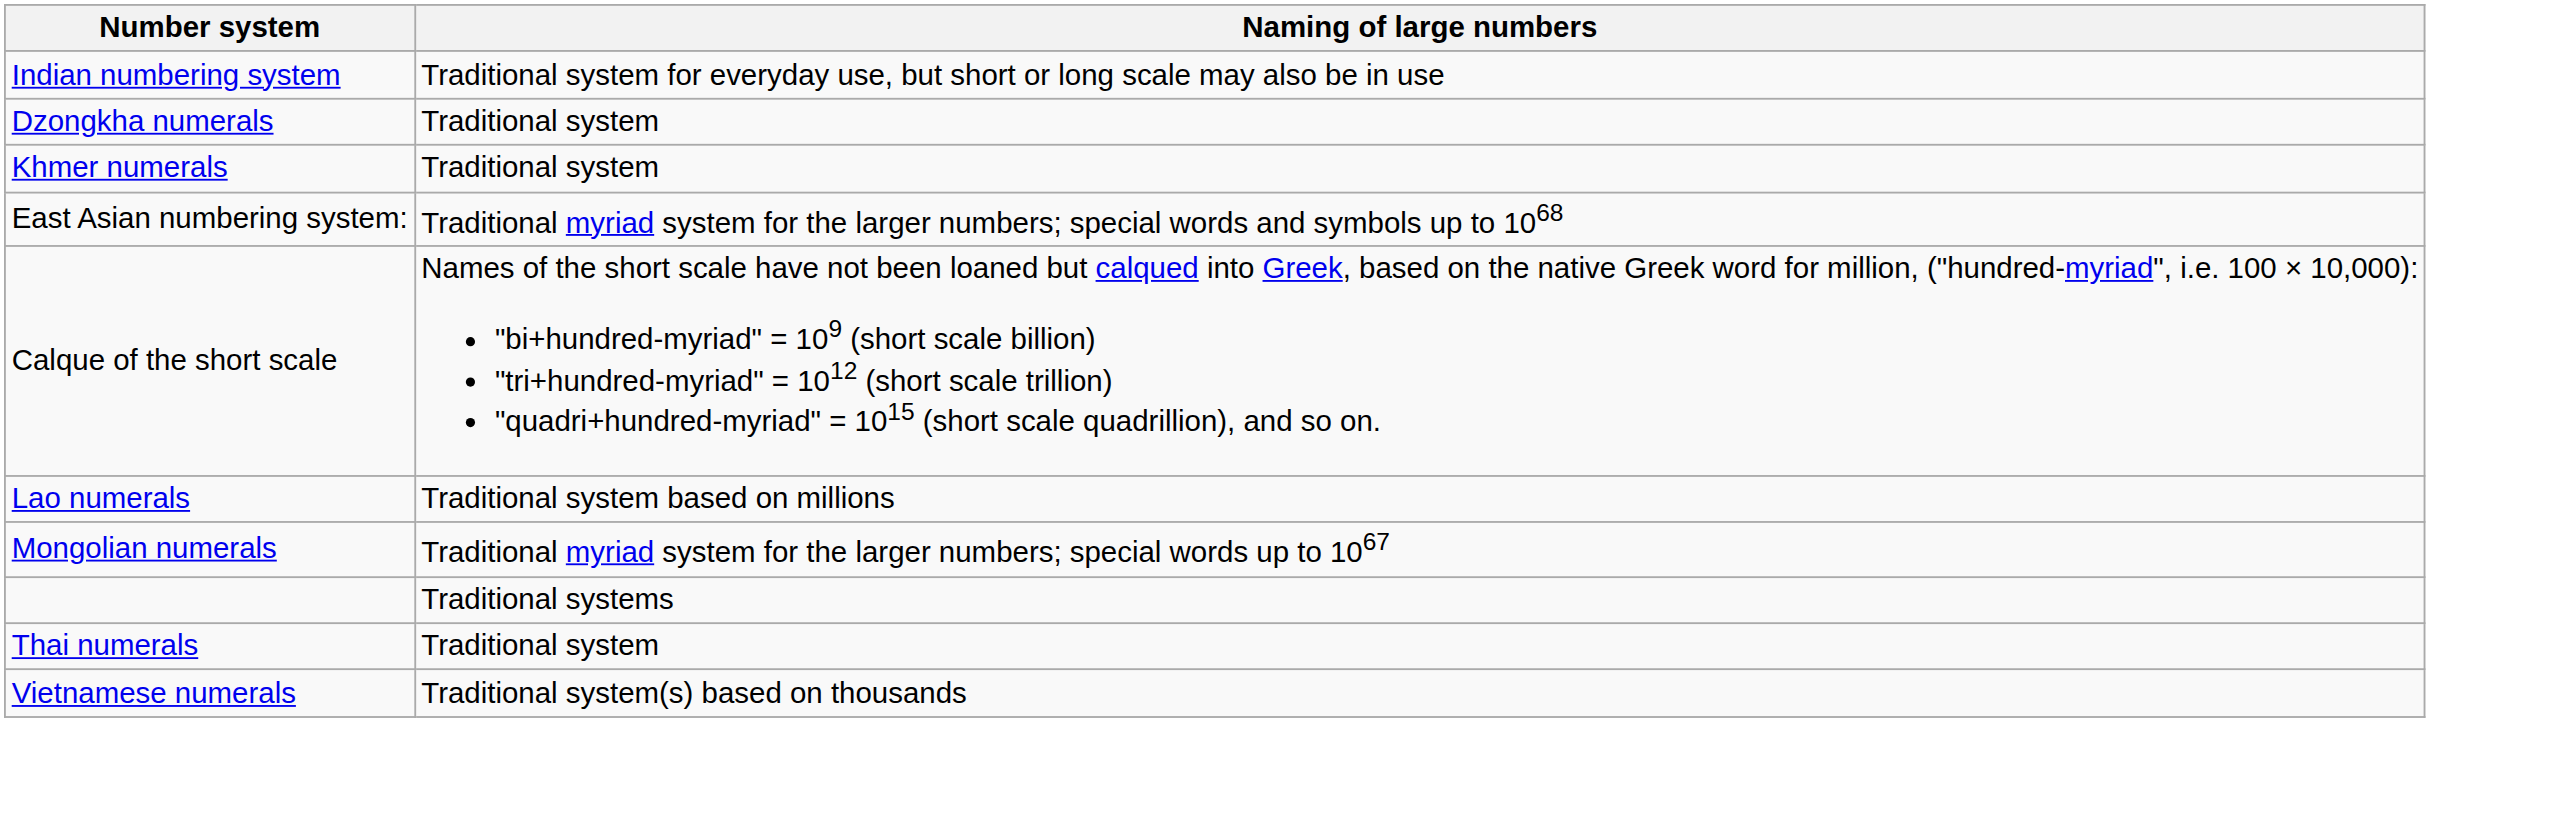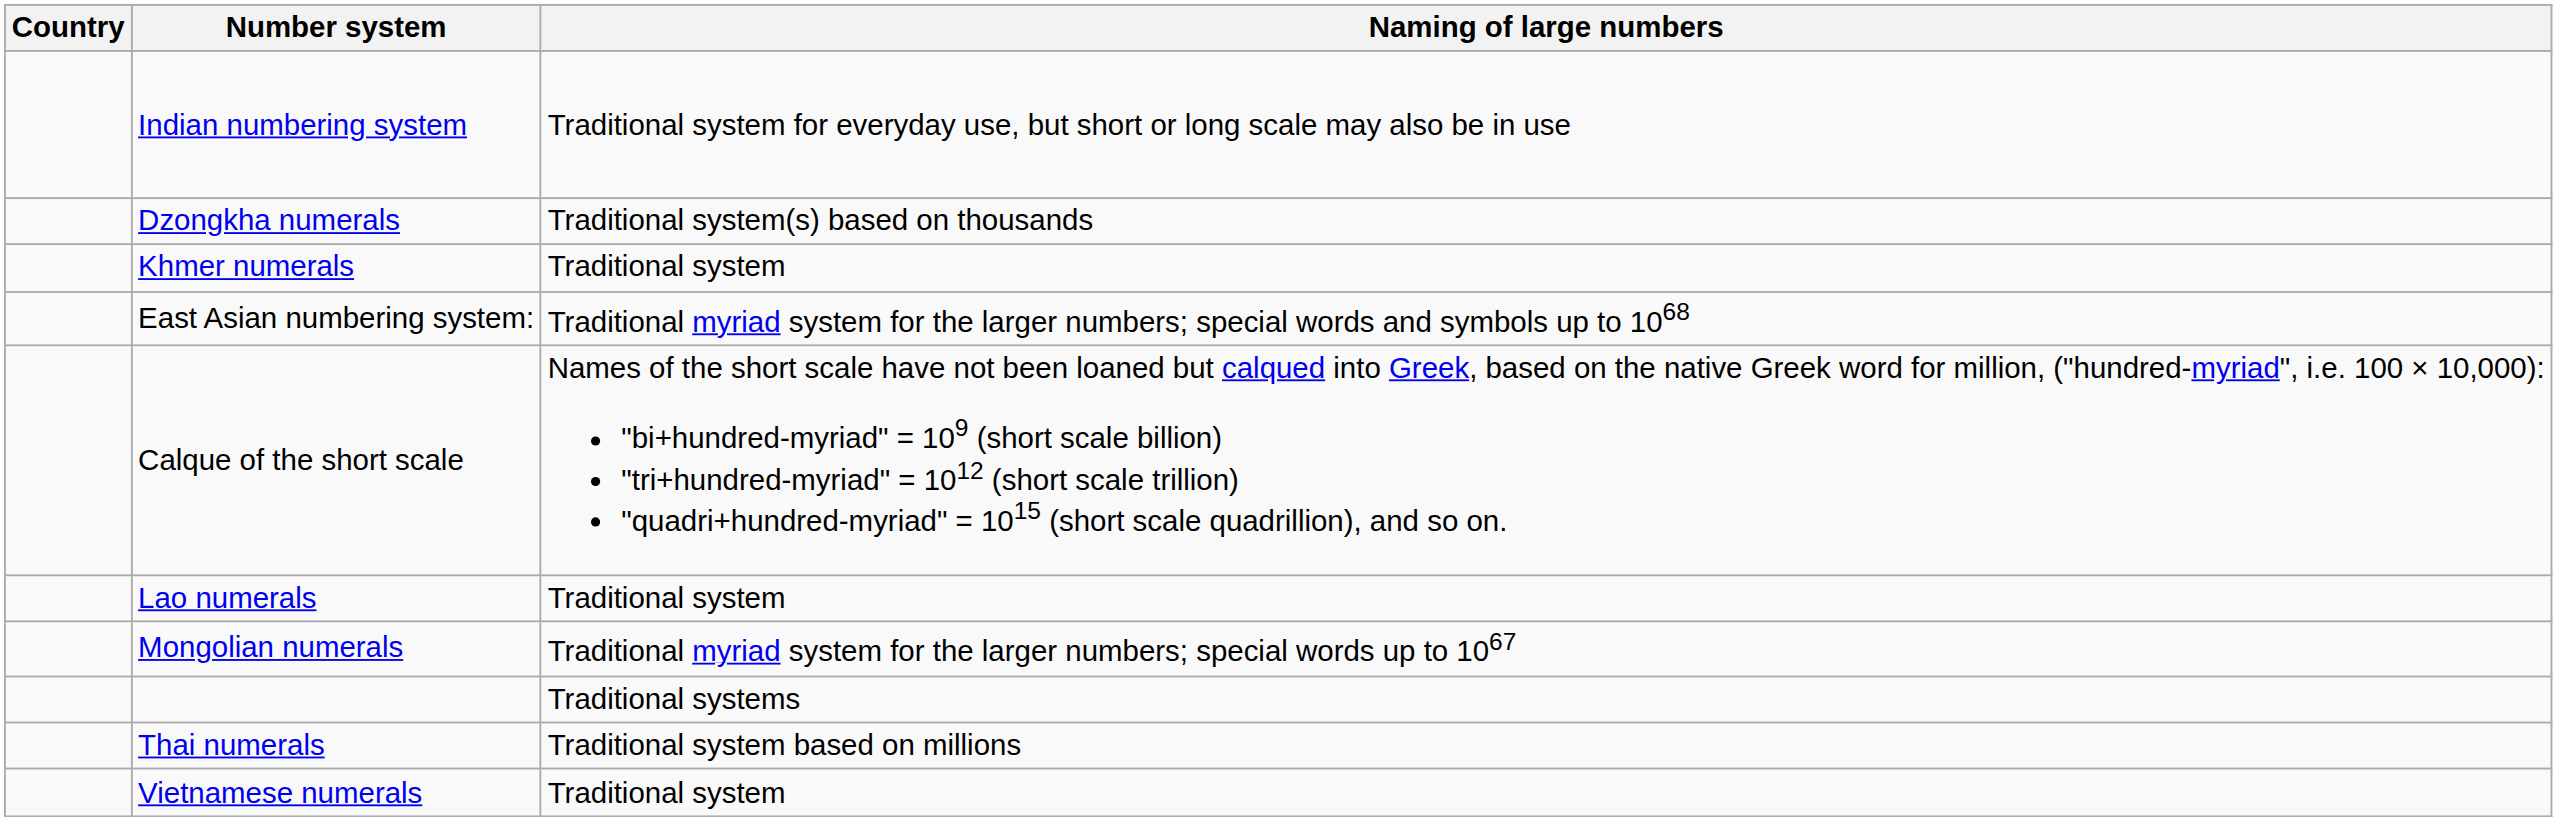+ column: (68, 27)
(540, 121) Traditional system -> (820, 220) Traditional system(s) based on thousands
(658, 498) Traditional system based on millions -> (667, 597) Traditional system
(540, 646) Traditional system -> (784, 745) Traditional system based on millions
(694, 692) Traditional system(s) based on thousands -> (667, 792) Traditional system
